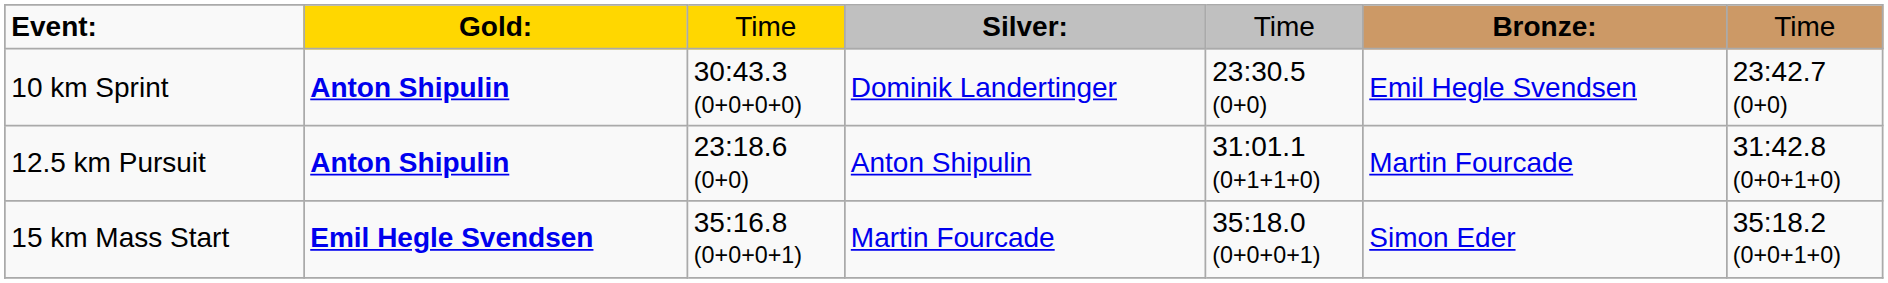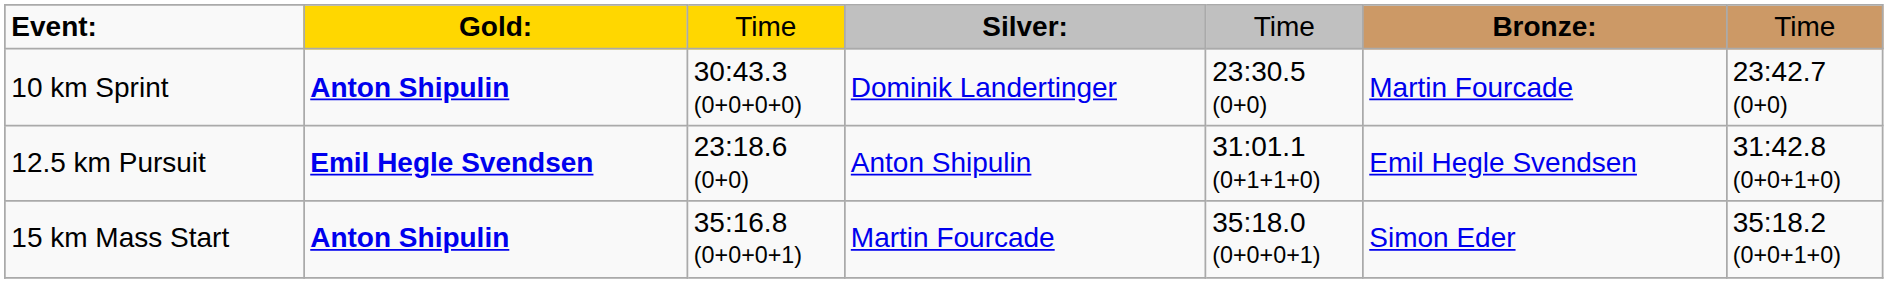(1503, 86) Emil Hegle Svendsen -> (1471, 86) Martin Fourcade
(410, 162) Anton Shipulin -> (452, 162) Emil Hegle Svendsen
(1471, 162) Martin Fourcade -> (1503, 162) Emil Hegle Svendsen
(452, 238) Emil Hegle Svendsen -> (410, 238) Anton Shipulin
